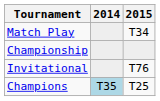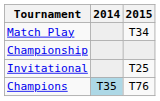(139, 68) T76 -> (139, 68) T25
(139, 86) T25 -> (139, 86) T76
